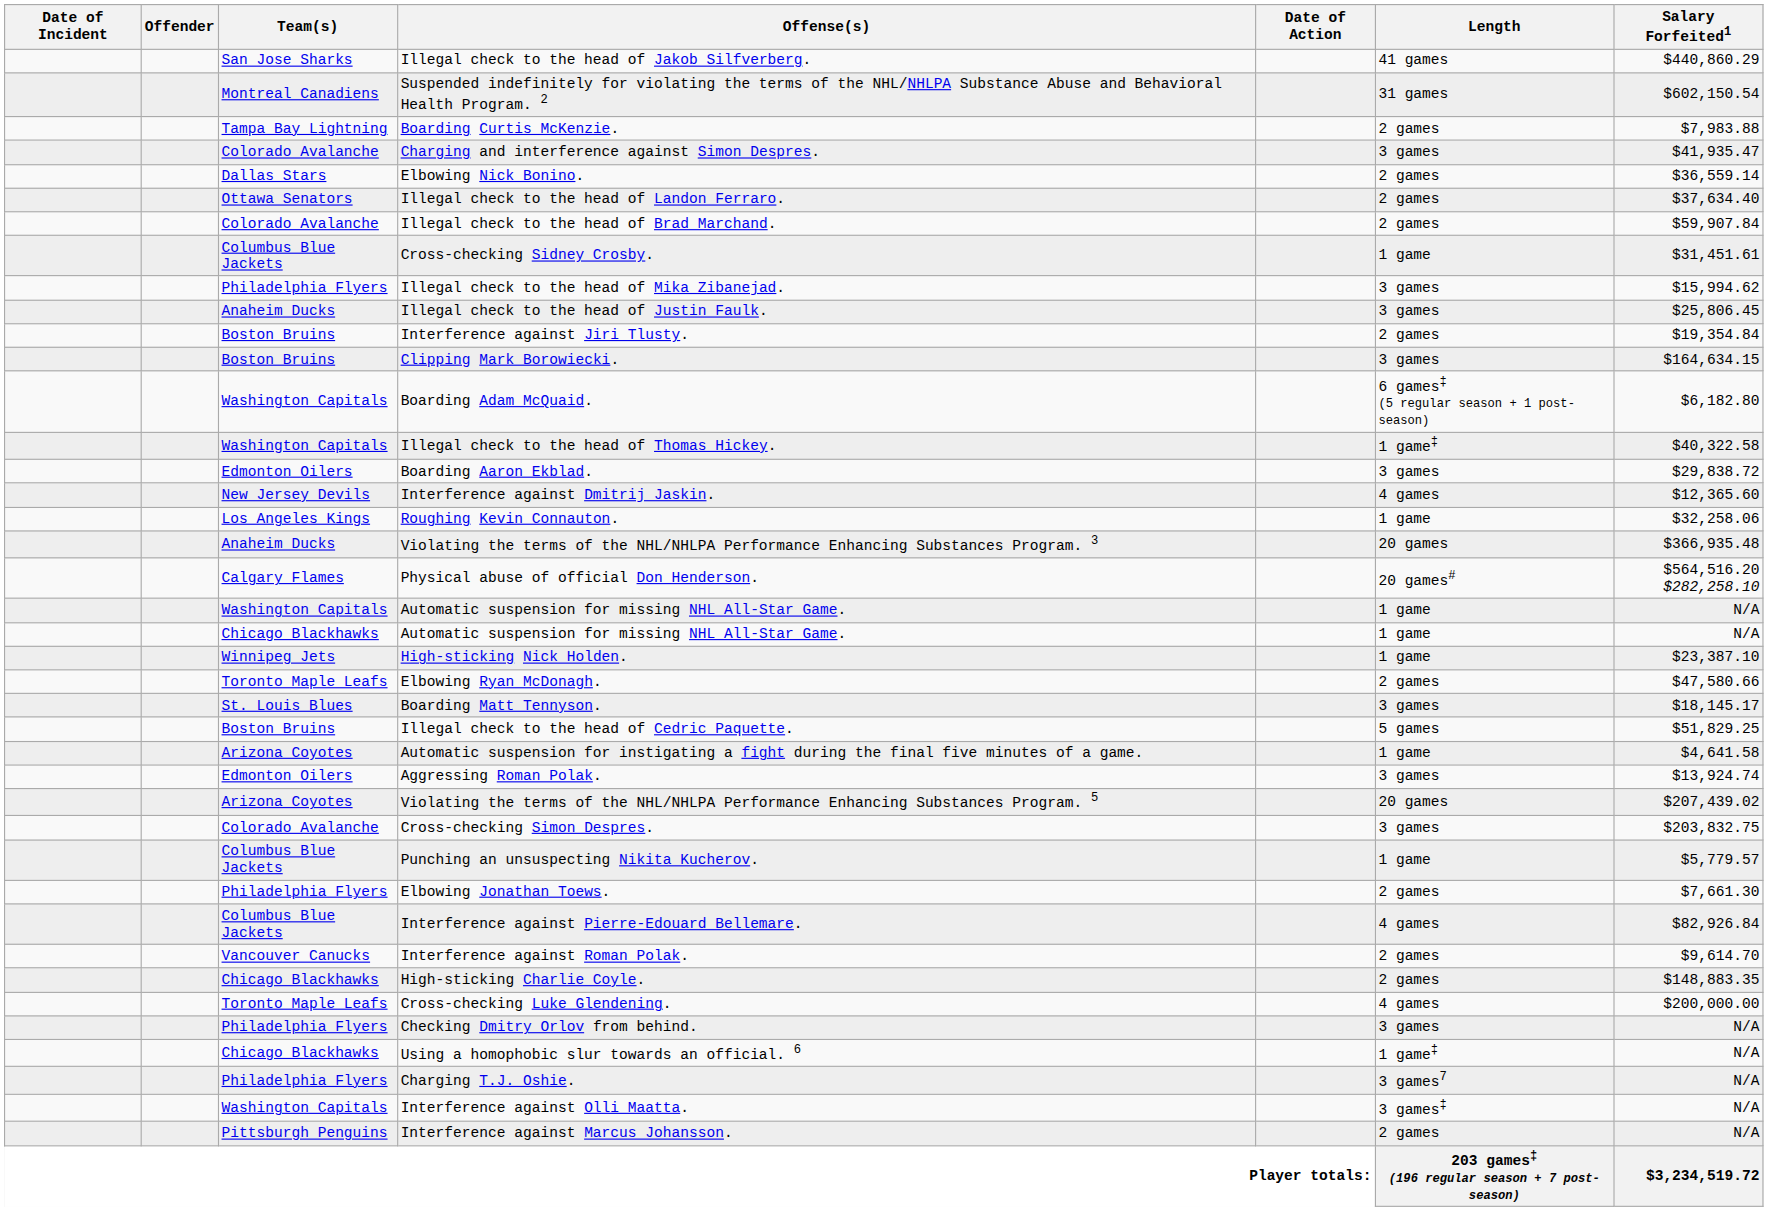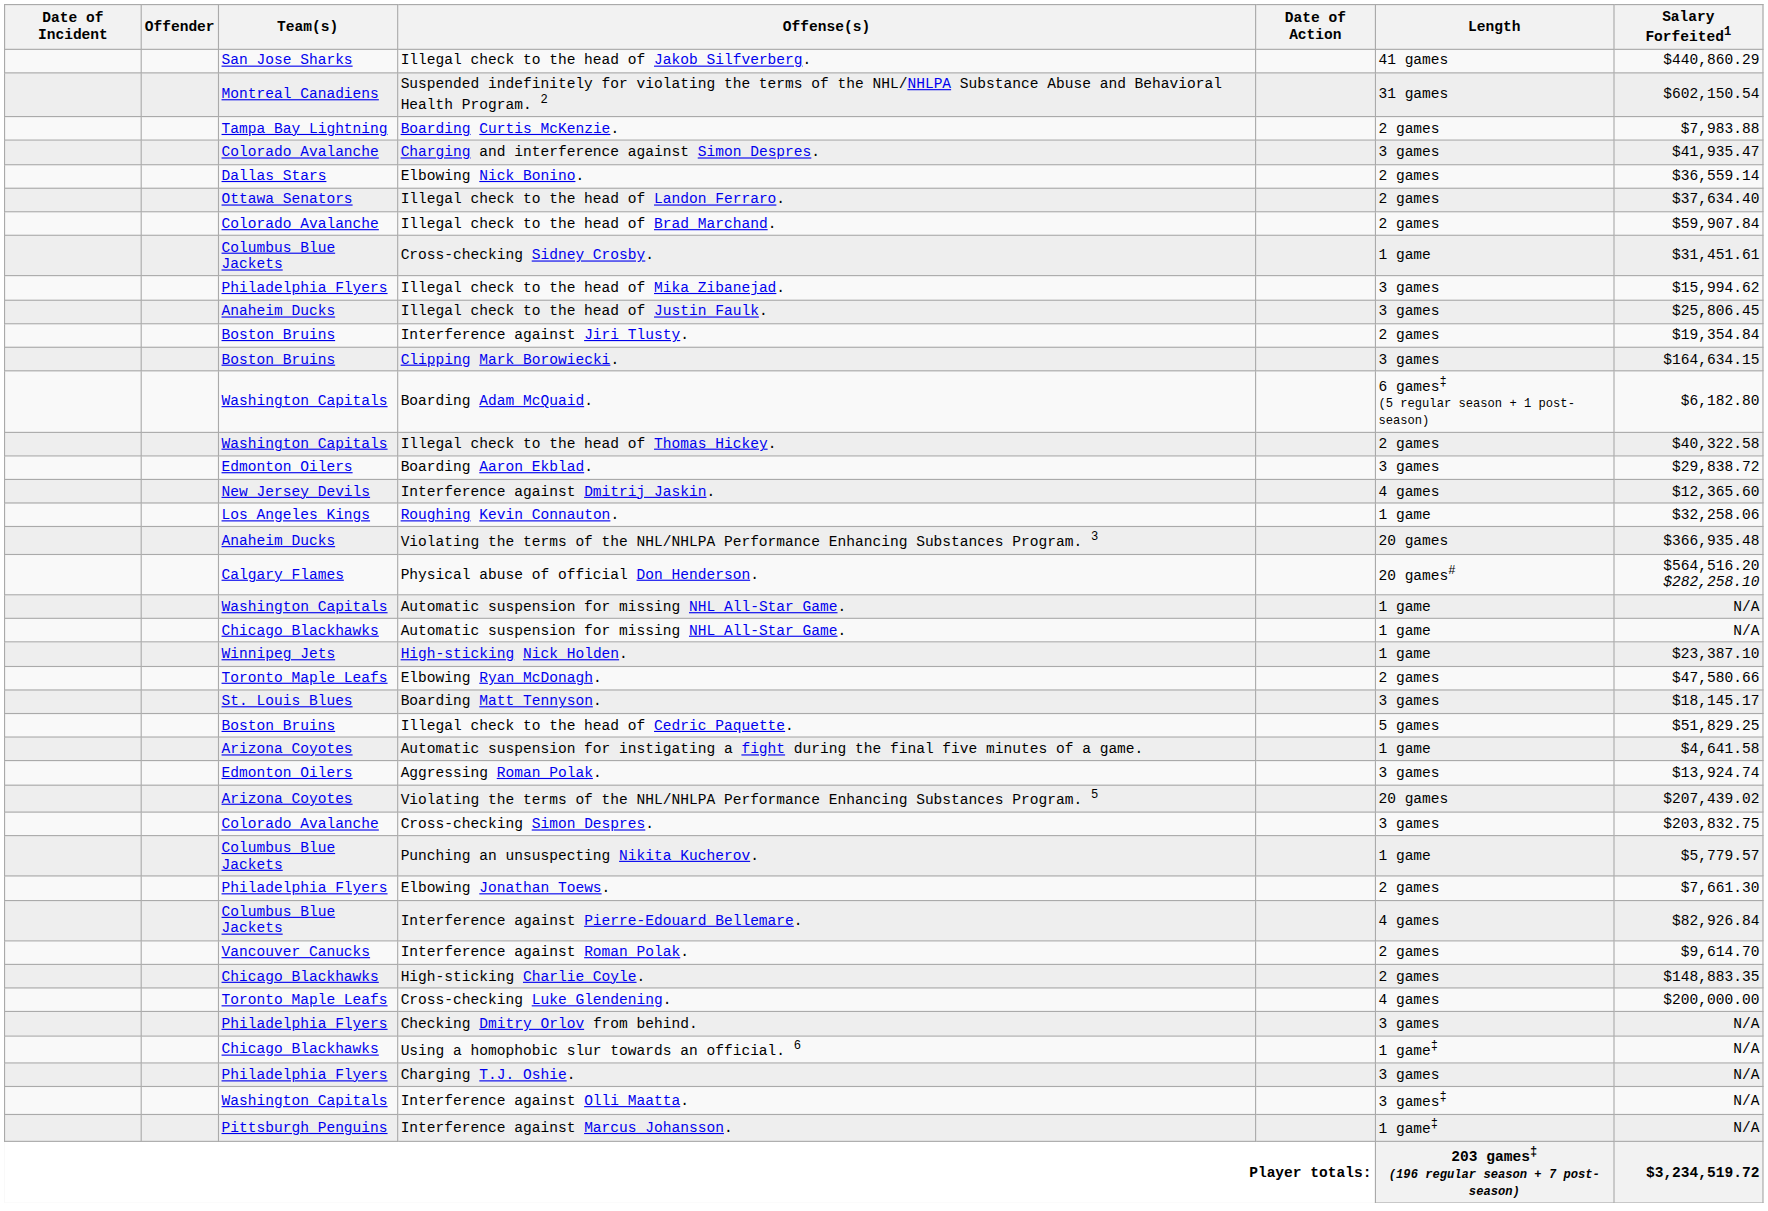(1408, 446) 1 game‡ -> (1409, 444) 2 games
(1413, 1081) 3 games7 -> (1409, 1075) 3 games
(1409, 1134) 2 games -> (1408, 1128) 1 game‡
